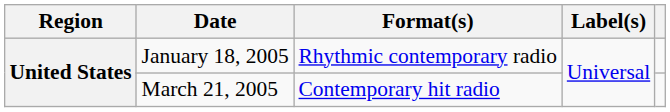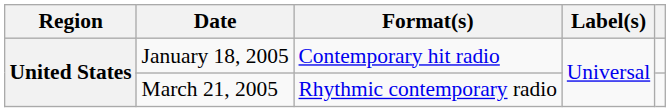(428, 55) Rhythmic contemporary radio -> (399, 55) Contemporary hit radio
(399, 89) Contemporary hit radio -> (428, 89) Rhythmic contemporary radio
